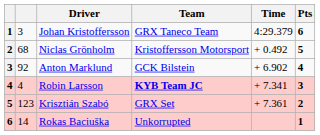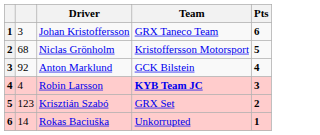- column: (273, 13)
